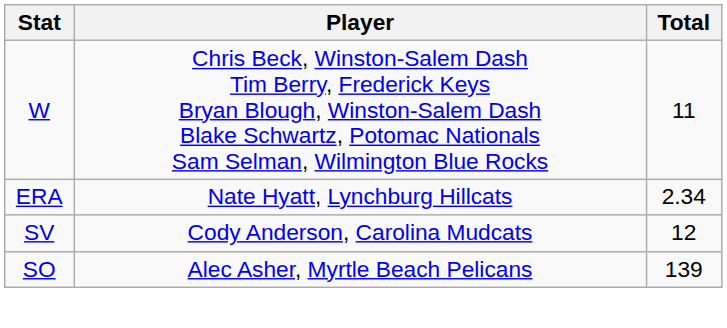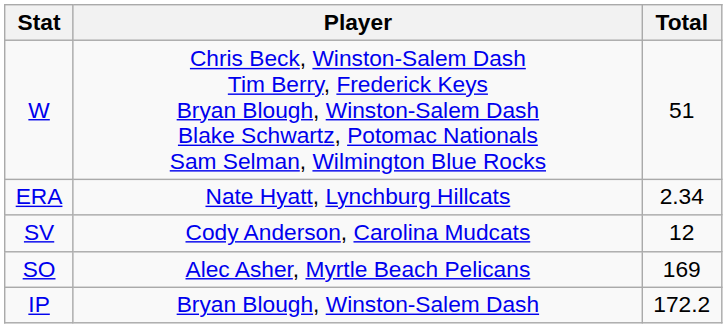(684, 109) 11 -> (682, 109) 51
(684, 268) 139 -> (682, 268) 169
+ row: (39, 304)
